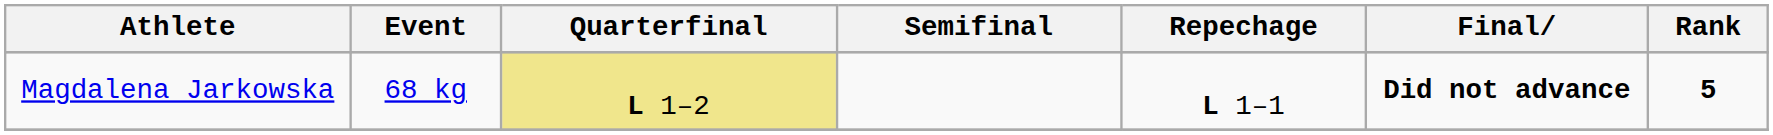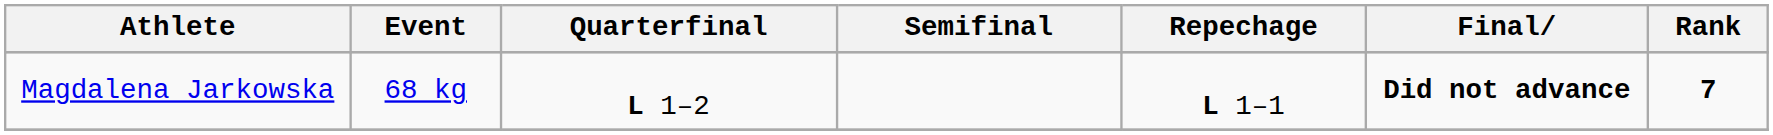(669, 107) khaki background -> (669, 107) no background
(1708, 91) 5 -> (1708, 91) 7
